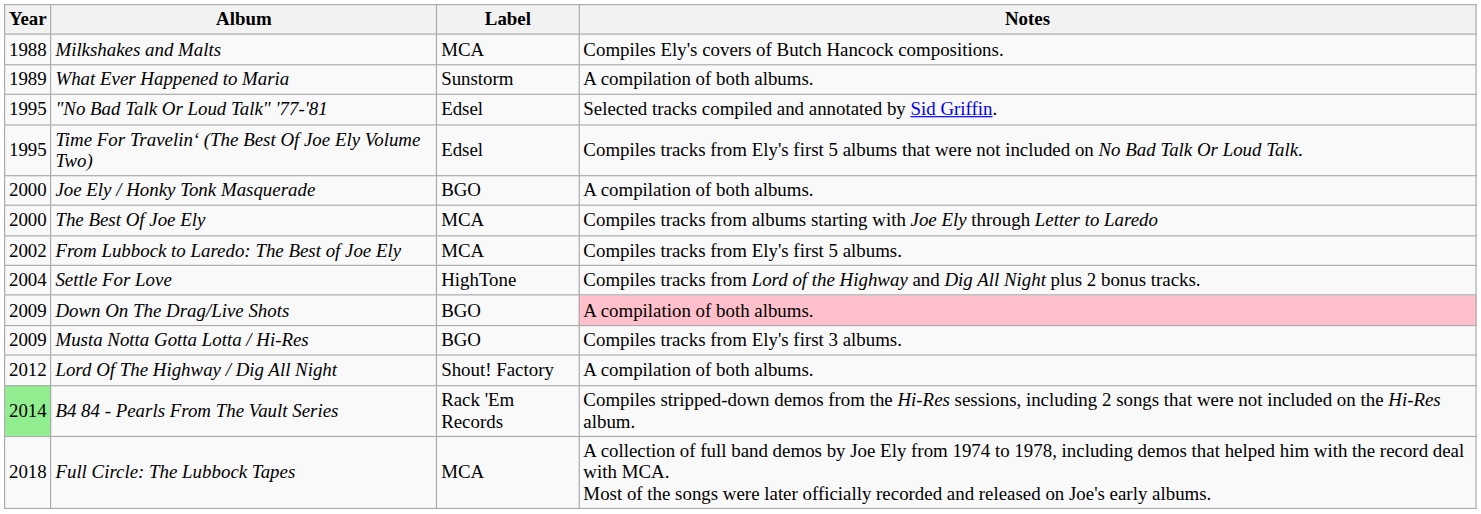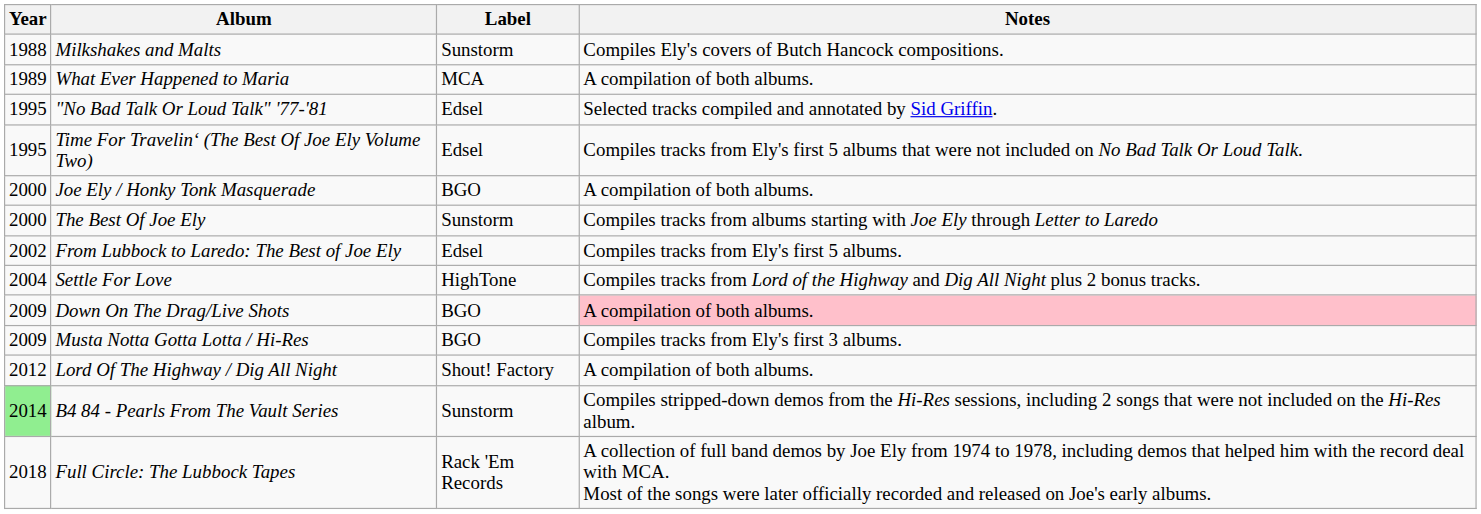(463, 49) MCA -> (477, 49) Sunstorm
(477, 79) Sunstorm -> (463, 79) MCA
(463, 220) MCA -> (477, 220) Sunstorm
(463, 250) MCA -> (462, 250) Edsel
(478, 410) Rack 'Em Records -> (477, 410) Sunstorm
(463, 472) MCA -> (478, 472) Rack 'Em Records
